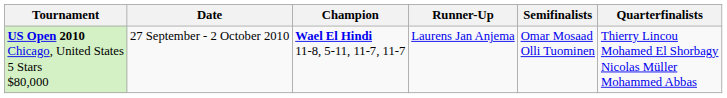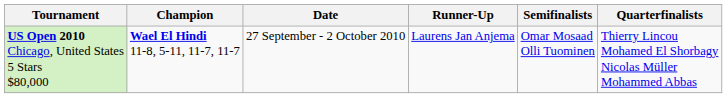columns swapped: (210, 15) <-> (350, 15)
